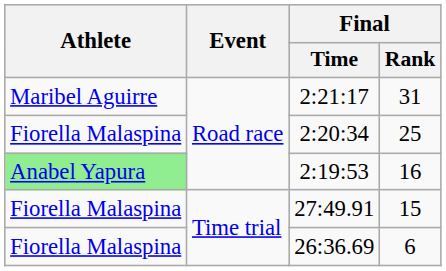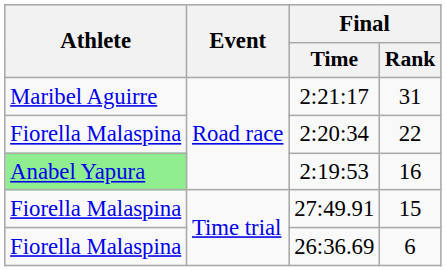(410, 134) 25 -> (410, 134) 22
